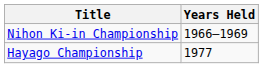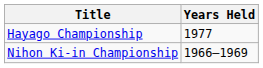rows swapped: (75, 53) <-> (93, 33)
